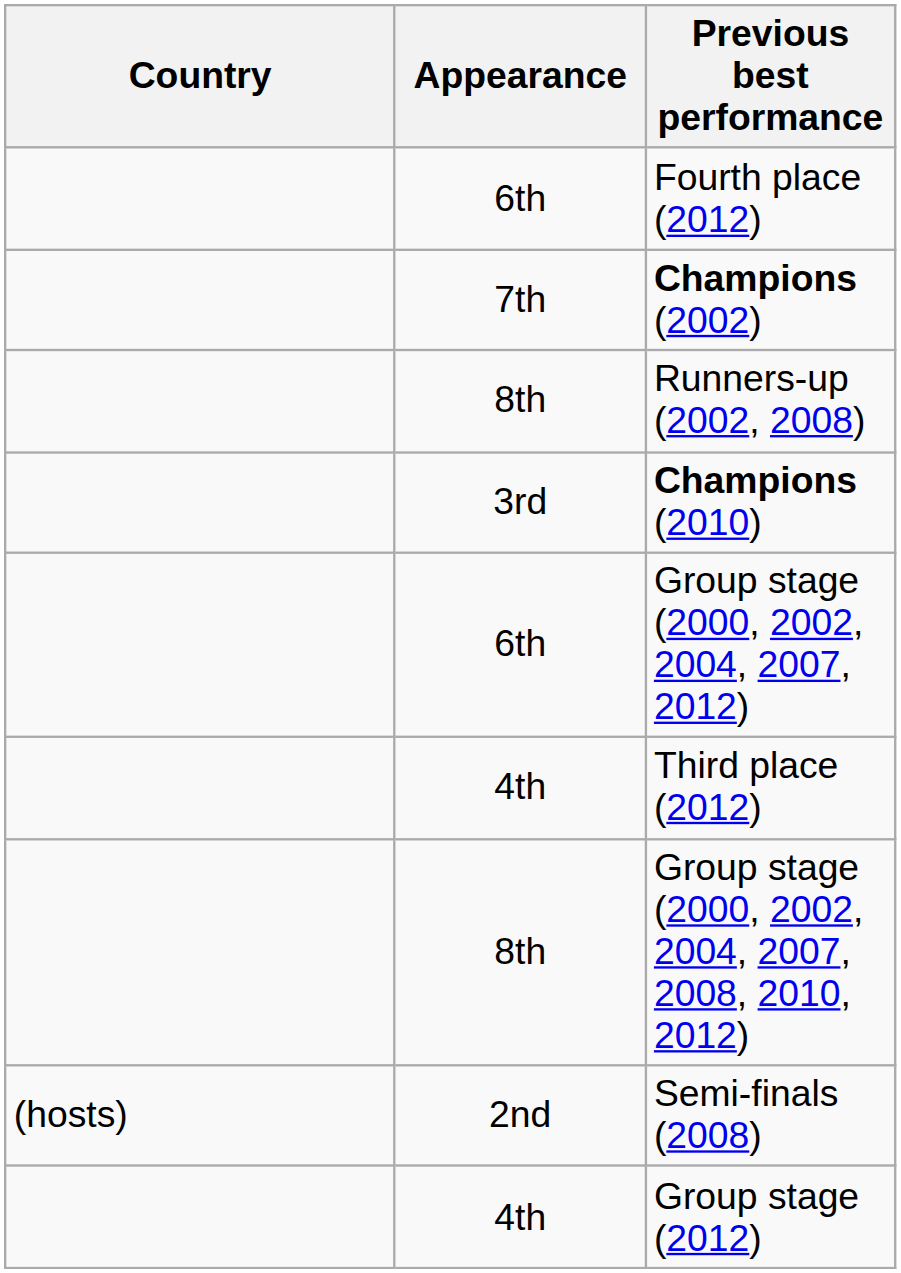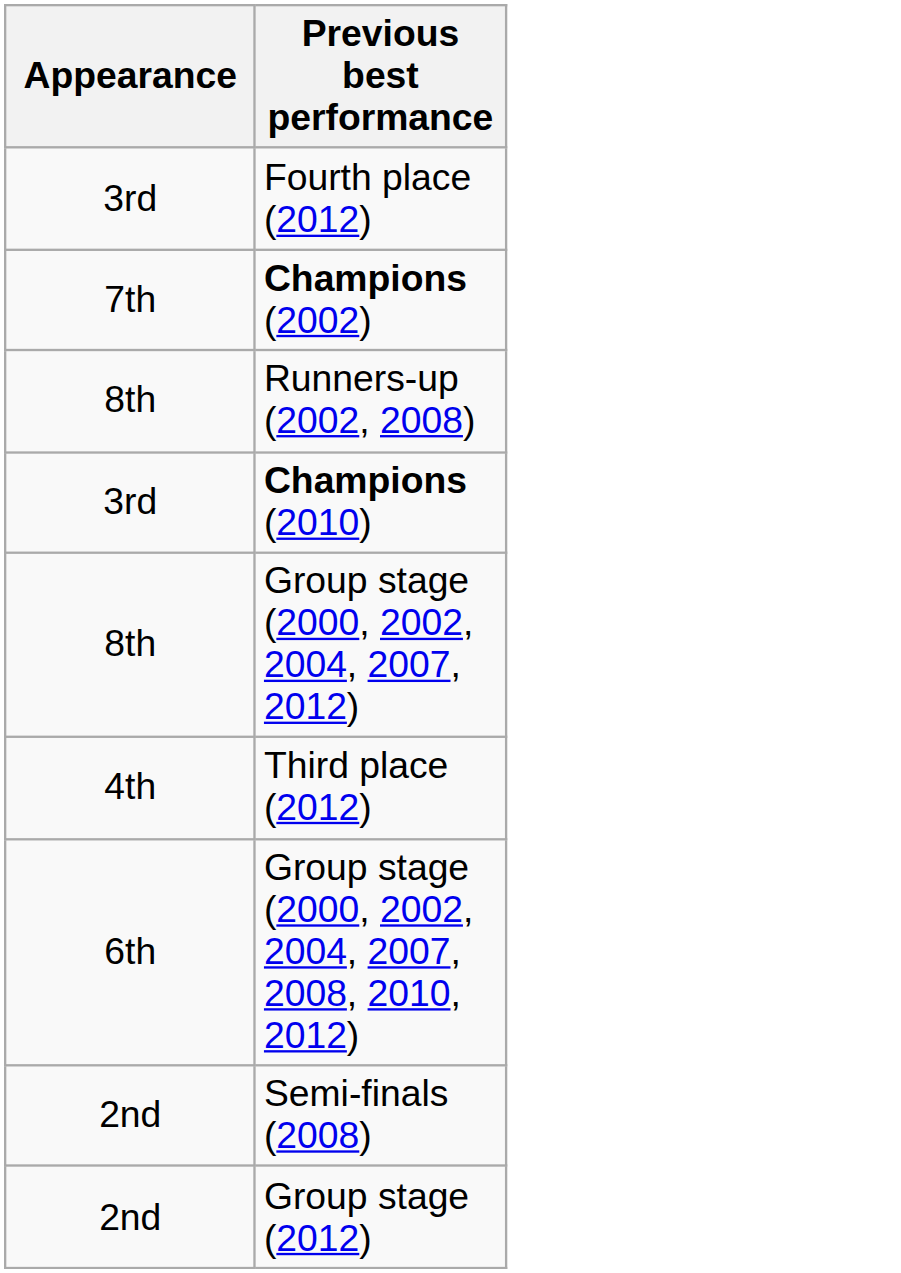- column: (200, 76)
(520, 198) 6th -> (130, 198) 3rd
(520, 644) 6th -> (130, 644) 8th
(520, 951) 8th -> (130, 951) 6th
(520, 1216) 4th -> (130, 1216) 2nd
